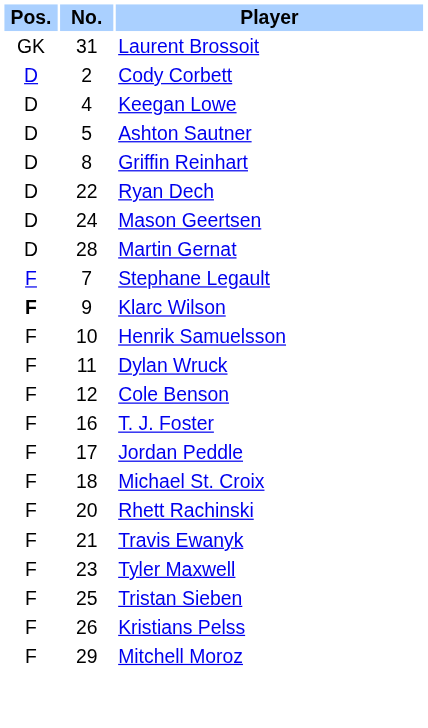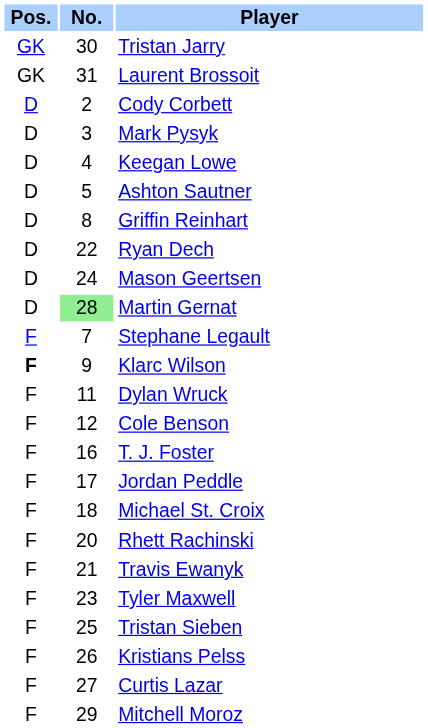+ row: (172, 46)
+ row: (168, 133)
(87, 249) no background -> (87, 308) lightgreen background
- row: (202, 337)
+ row: (170, 685)
